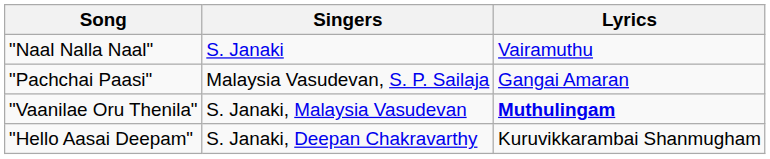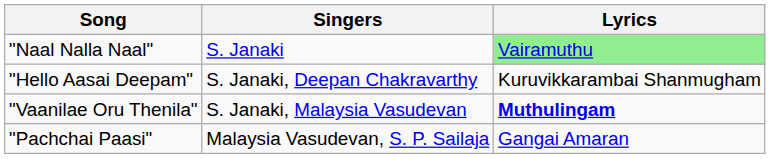(546, 50) no background -> (546, 50) lightgreen background
rows swapped: (101, 139) <-> (81, 79)
